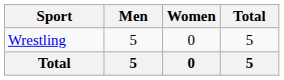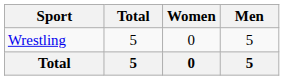columns swapped: (133, 16) <-> (249, 16)
